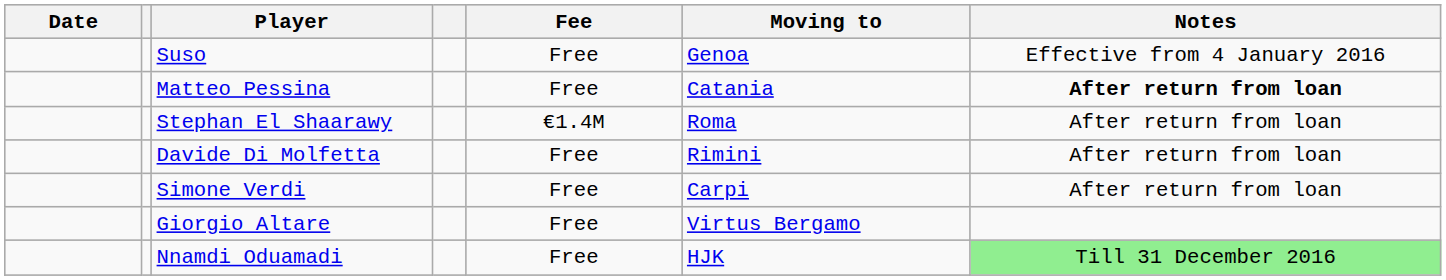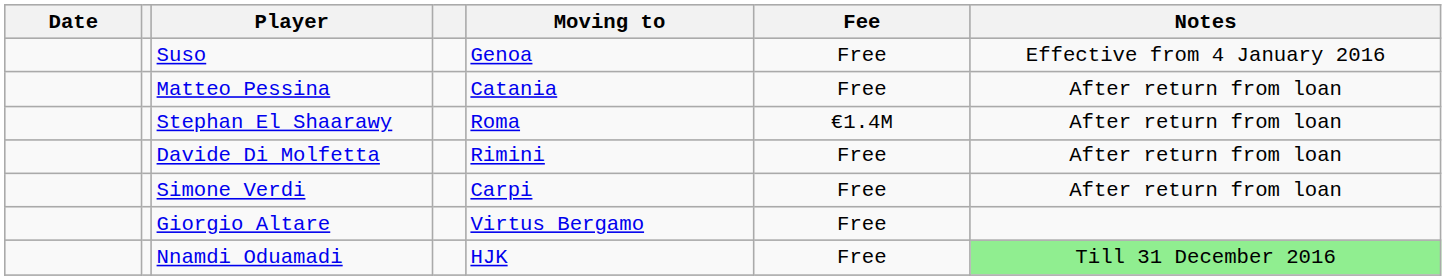columns swapped: (826, 22) <-> (574, 22)
(1206, 89) bold -> (1206, 89) normal
